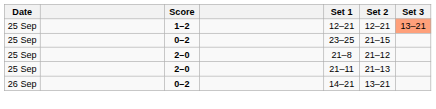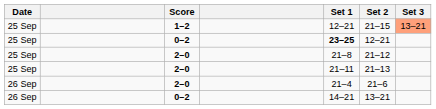(377, 26) 12–21 -> (377, 26) 21–15
(342, 41) normal -> (342, 41) bold
(377, 41) 21–15 -> (377, 41) 12–21
+ row: (22, 84)
